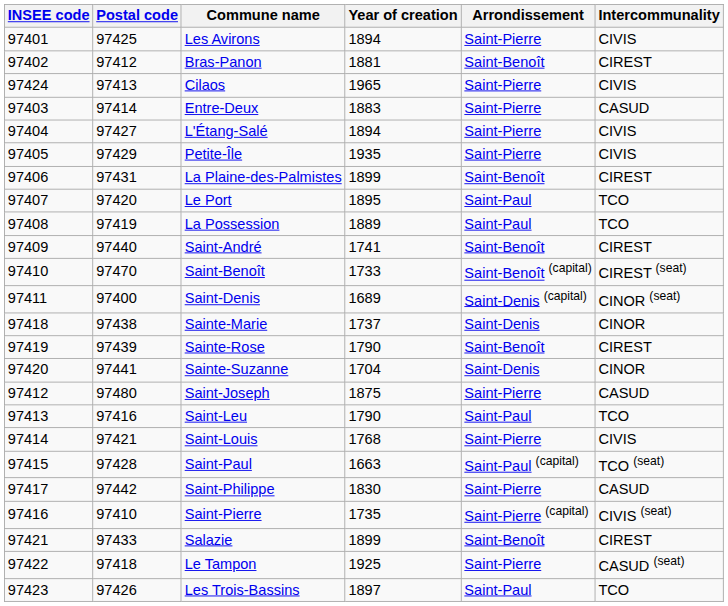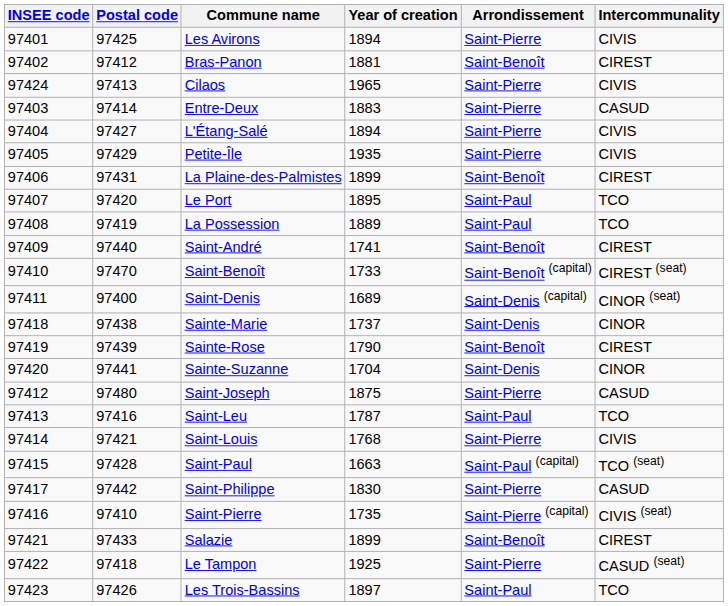(365, 416) 1790 -> (365, 416) 1787
